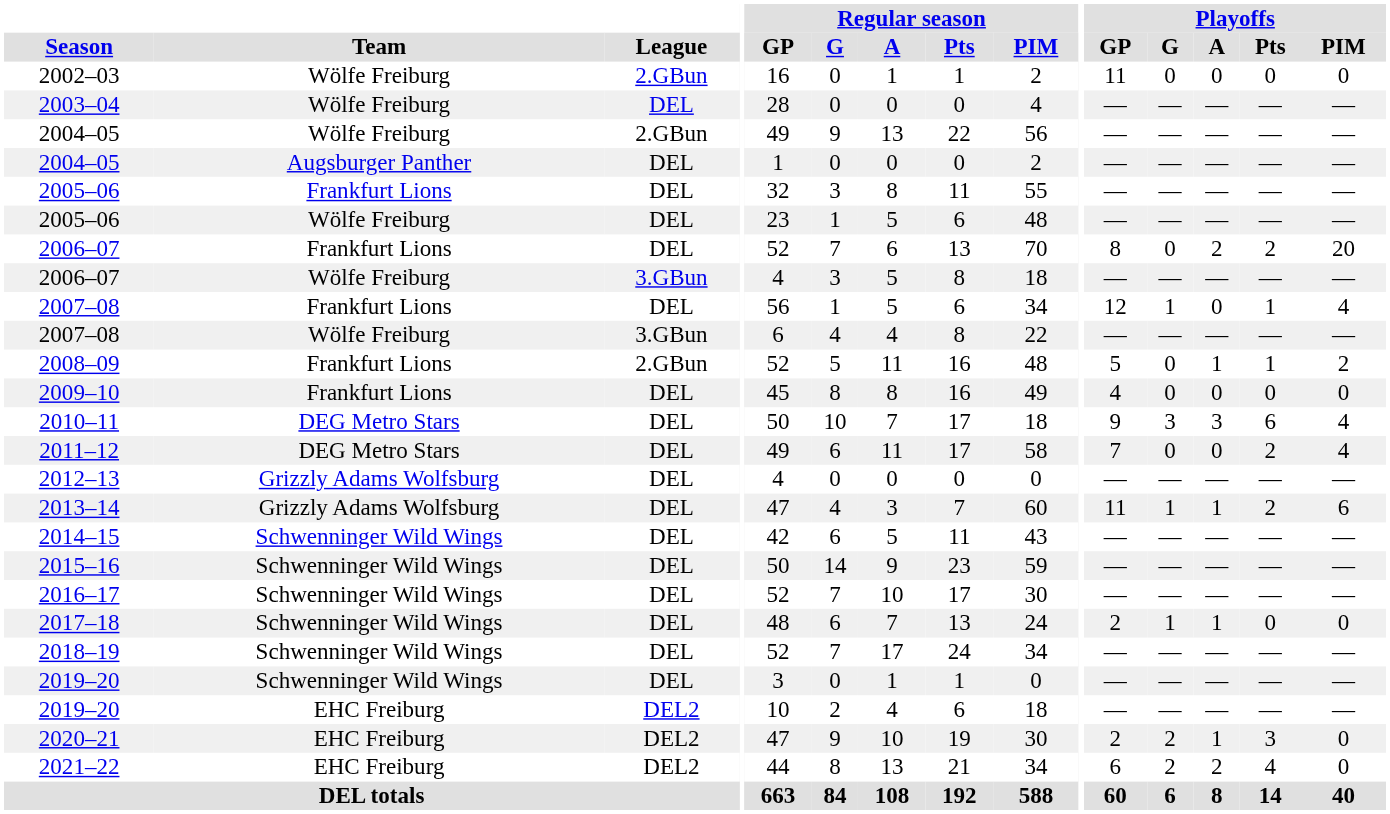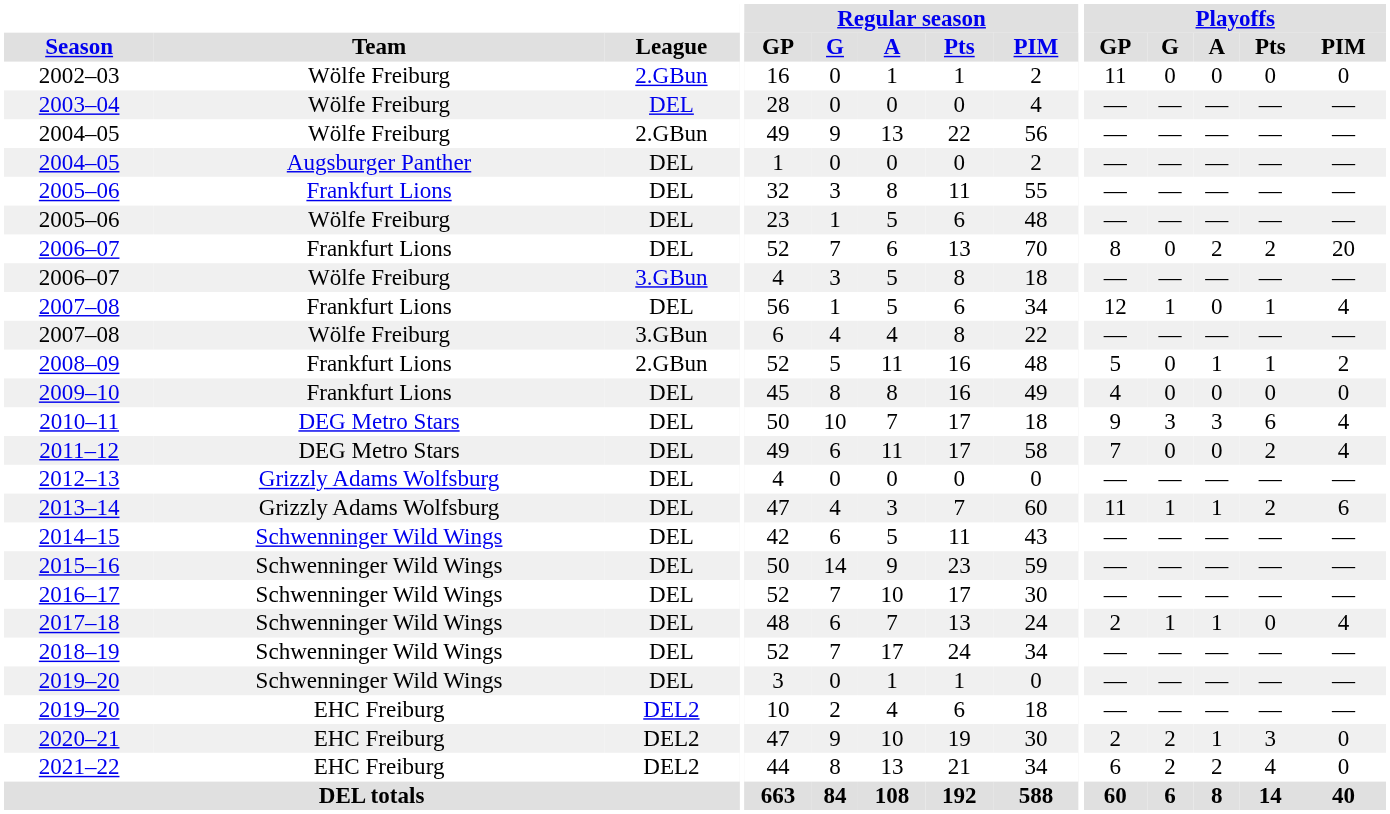(1343, 622) 0 -> (1343, 622) 4
